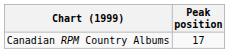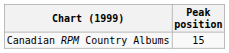(198, 40) 17 -> (198, 40) 15
